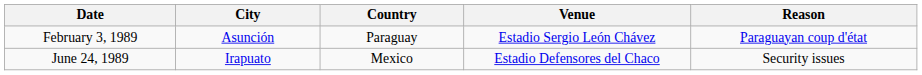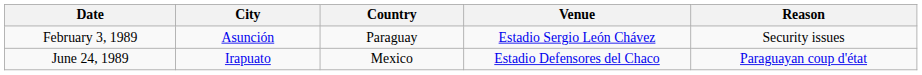(804, 37) Paraguayan coup d'état -> (804, 37) Security issues
(804, 59) Security issues -> (804, 59) Paraguayan coup d'état
